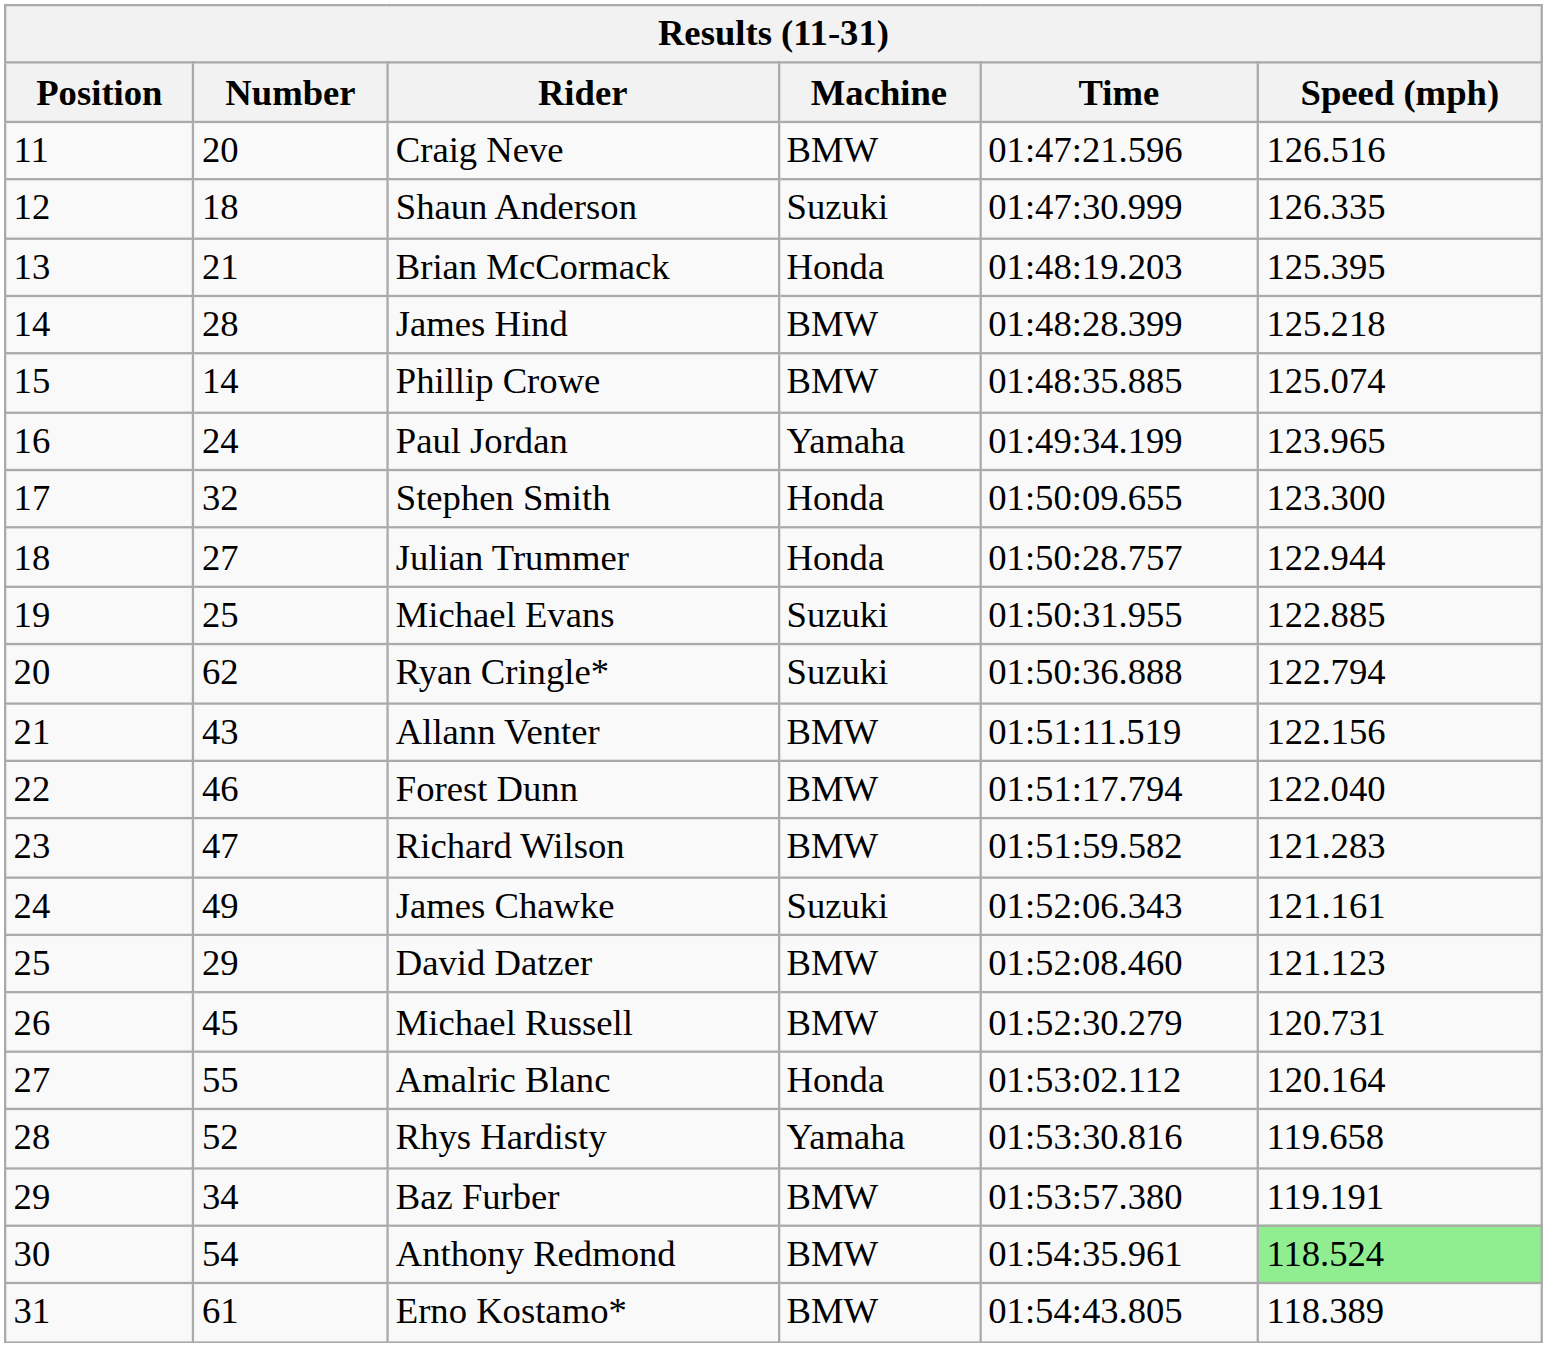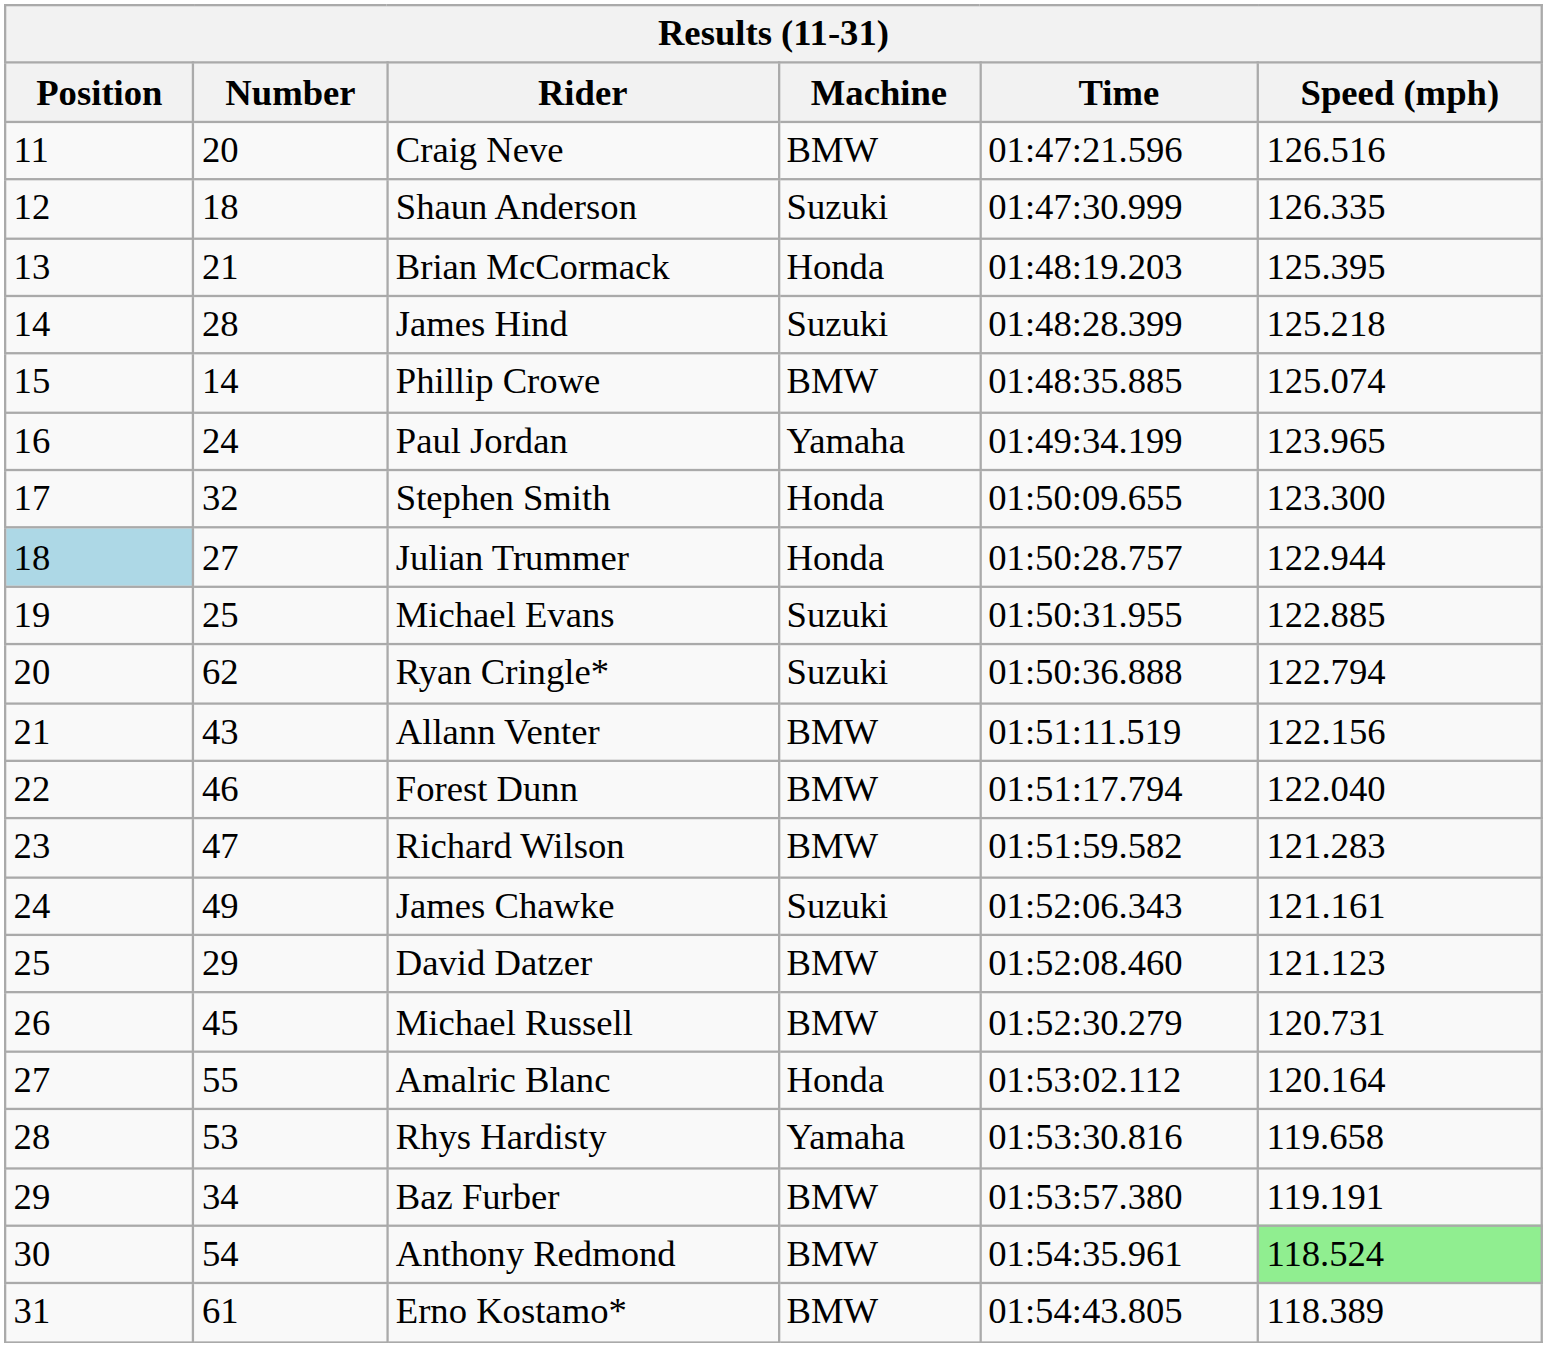(832, 324) BMW -> (837, 324) Suzuki
(32, 556) no background -> (32, 556) lightblue background
(220, 1137) 52 -> (220, 1137) 53
